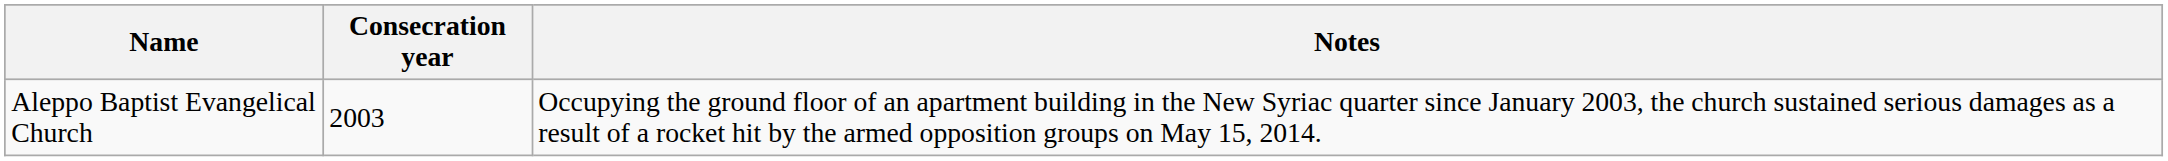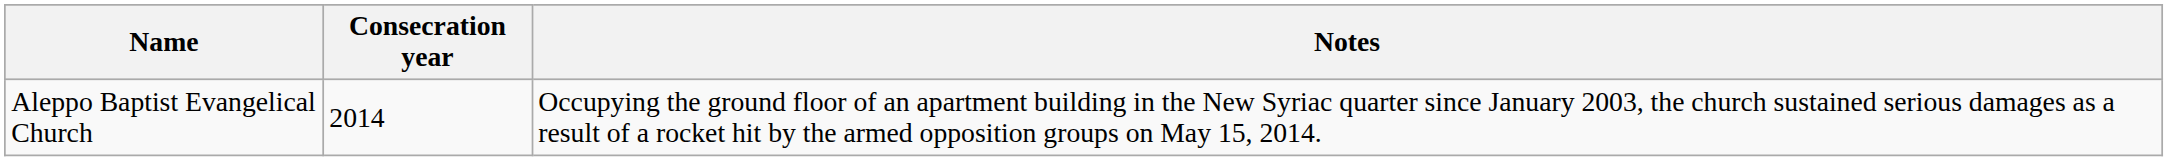(357, 117) 2003 -> (357, 117) 2014
